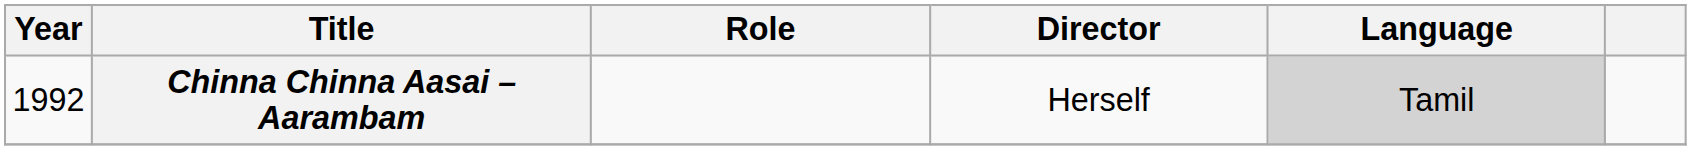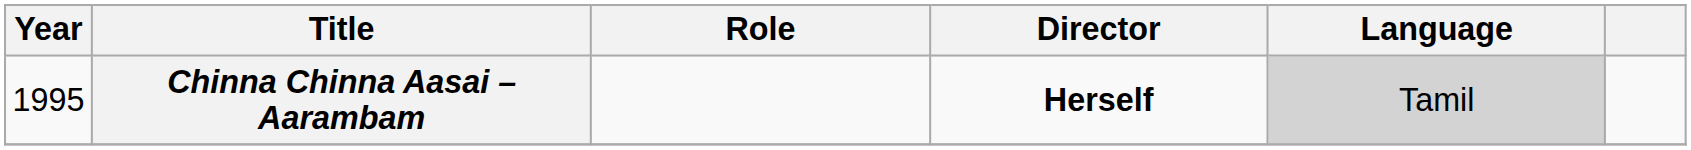(48, 99) 1992 -> (48, 99) 1995
(1099, 99) normal -> (1099, 99) bold
